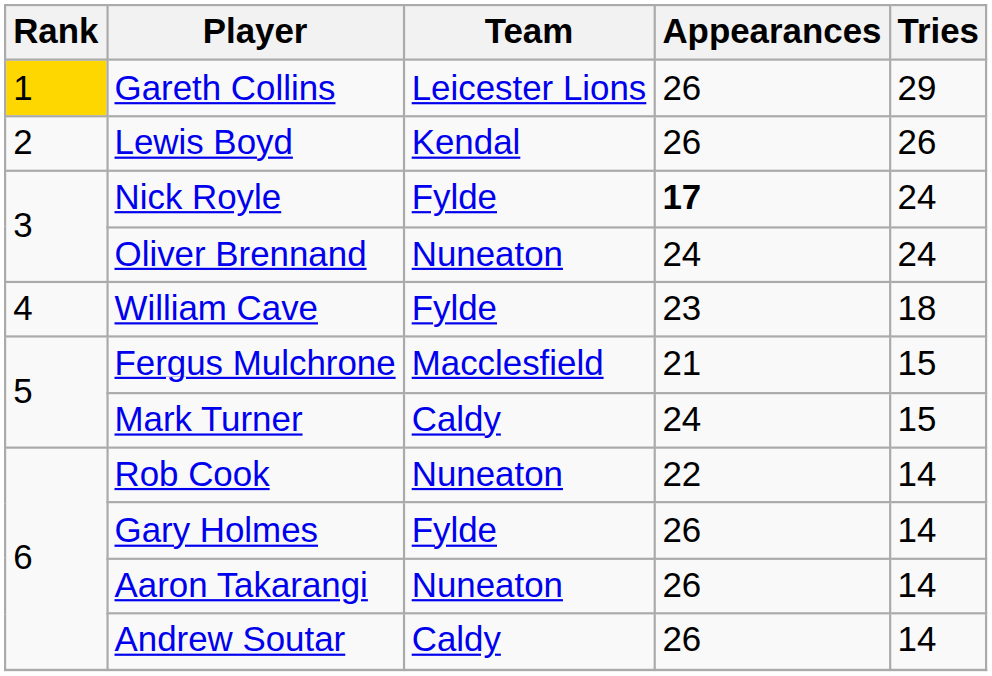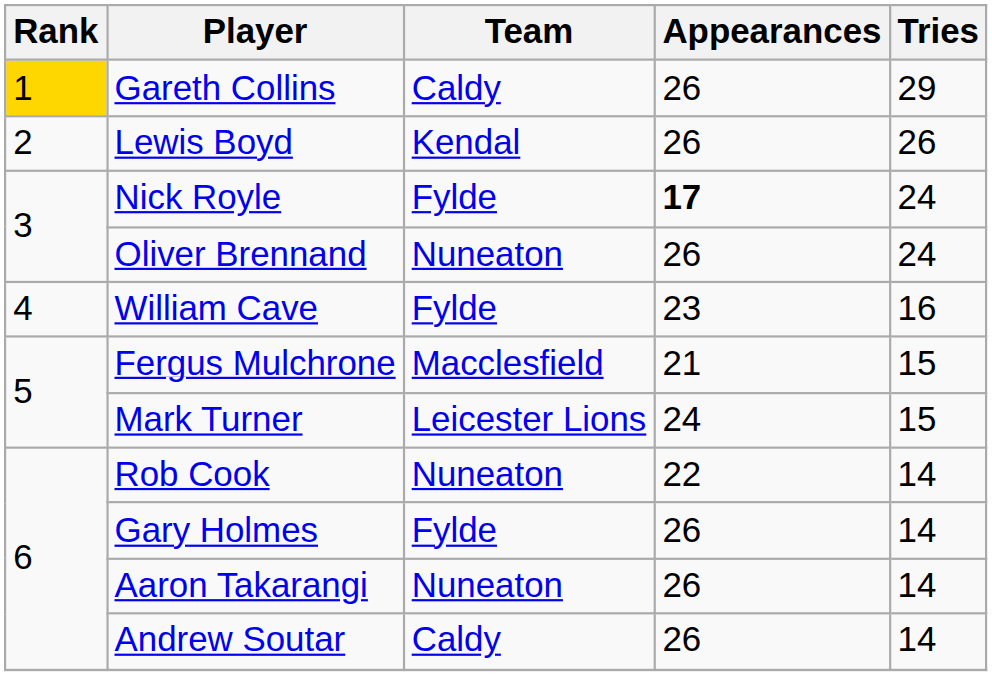(529, 87) Leicester Lions -> (456, 87) Caldy
(682, 253) 24 -> (682, 253) 26
(917, 308) 18 -> (917, 308) 16
(456, 419) Caldy -> (529, 419) Leicester Lions
